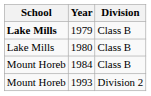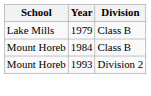(32, 30) bold -> (31, 30) normal
- row: (82, 47)
